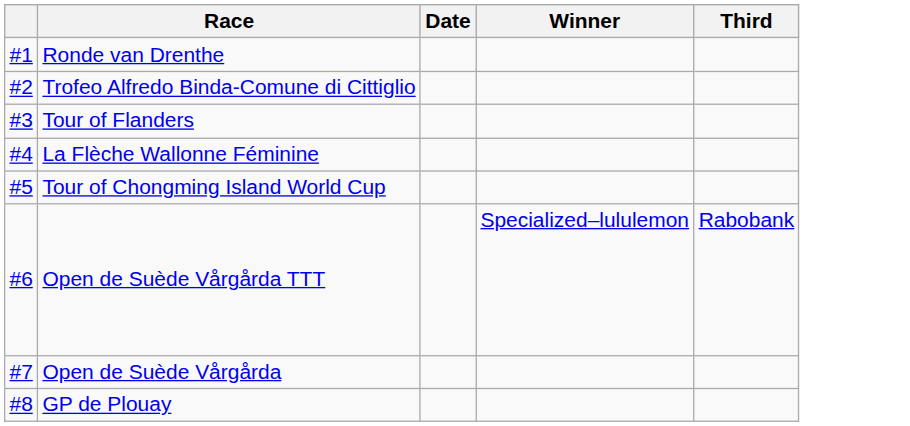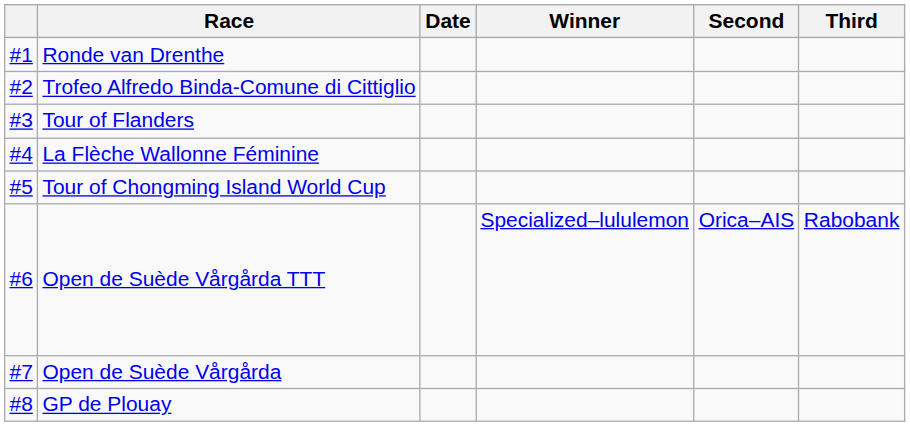+ column: (746, 21)
